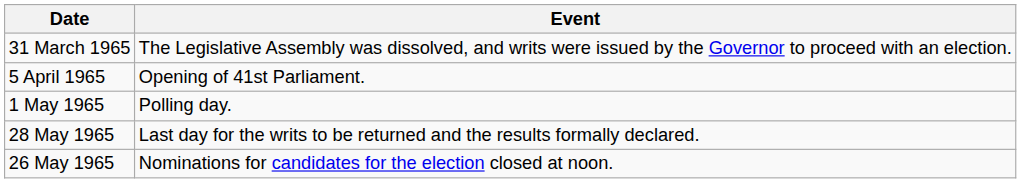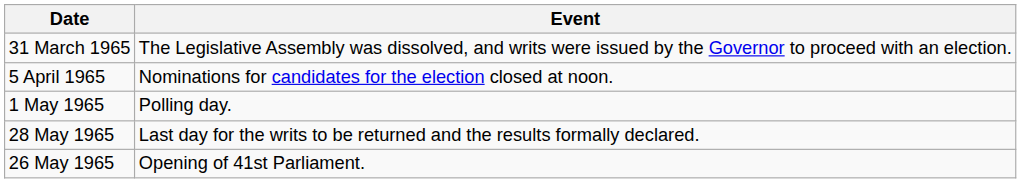(252, 76) Opening of 41st Parliament. -> (376, 76) Nominations for candidates for the election closed at noon.
(376, 163) Nominations for candidates for the election closed at noon. -> (252, 163) Opening of 41st Parliament.
